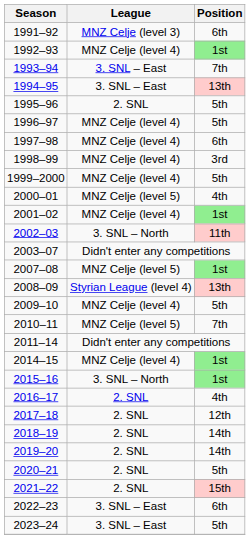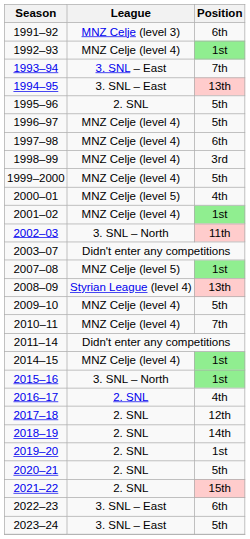(131, 324) MNZ Celje (level 5) -> (131, 324) MNZ Celje (level 4)
(220, 452) 14th -> (220, 452) 1st
